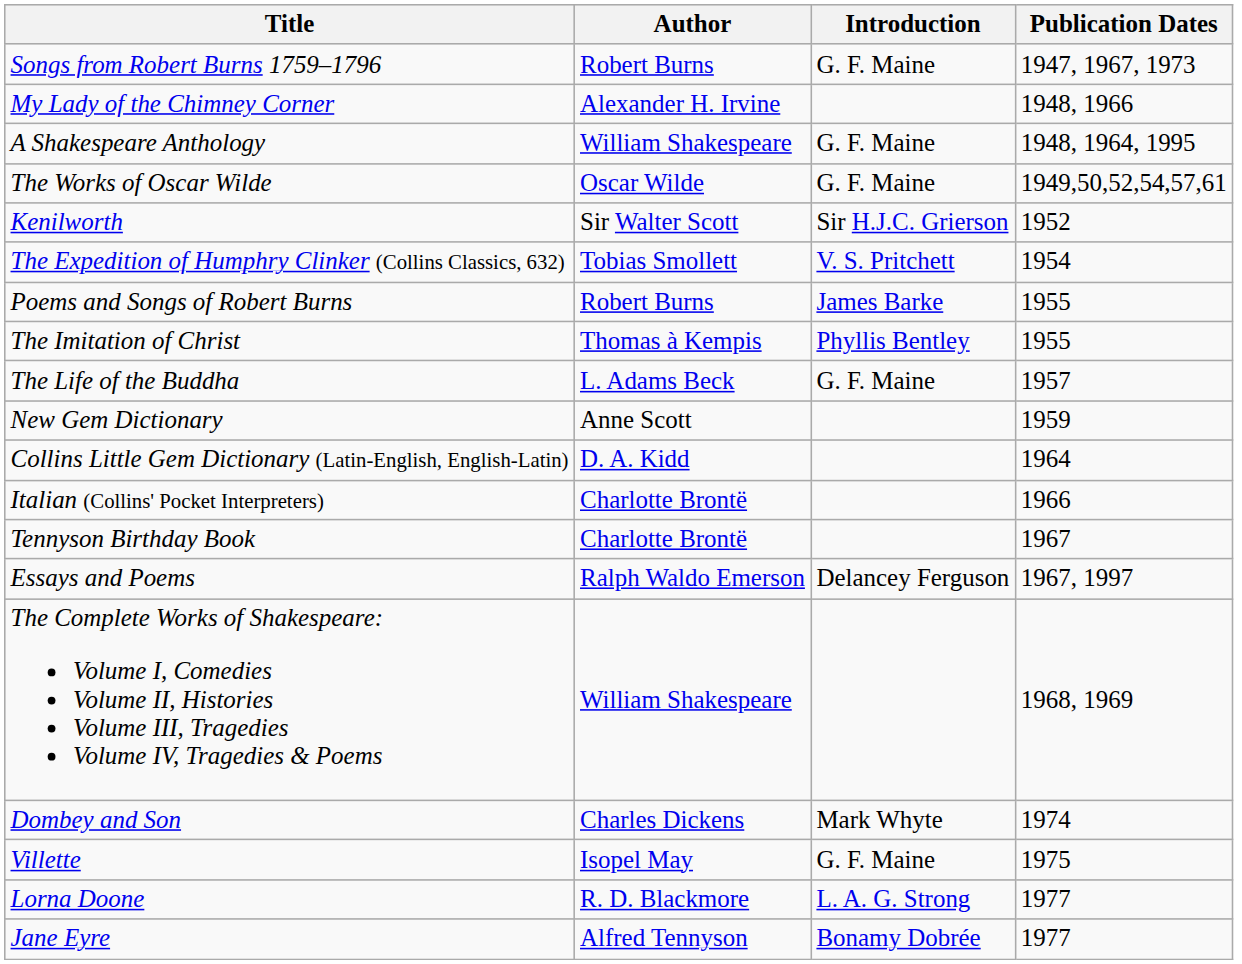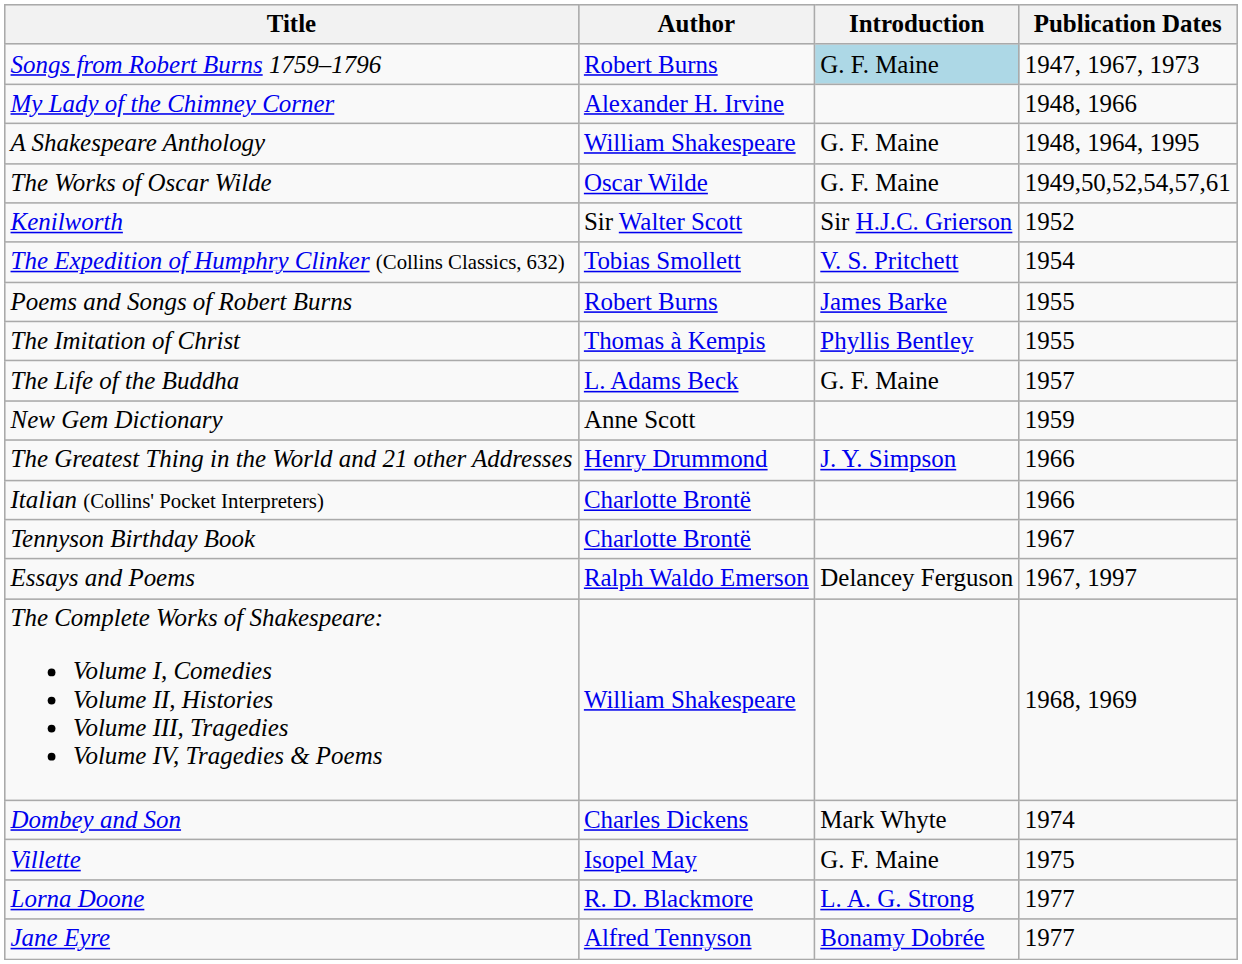(876, 63) no background -> (880, 63) lightblue background
- row: (290, 459)
+ row: (291, 459)
